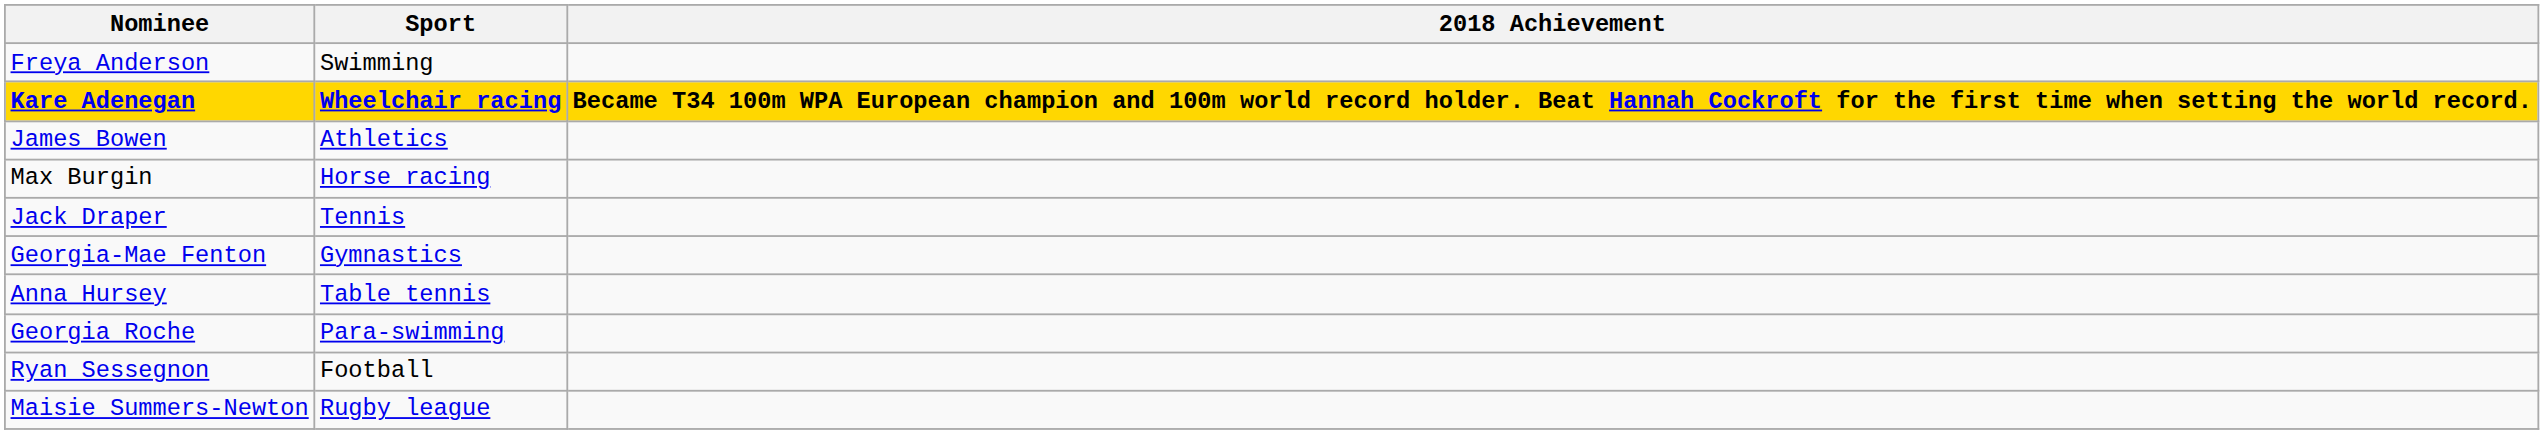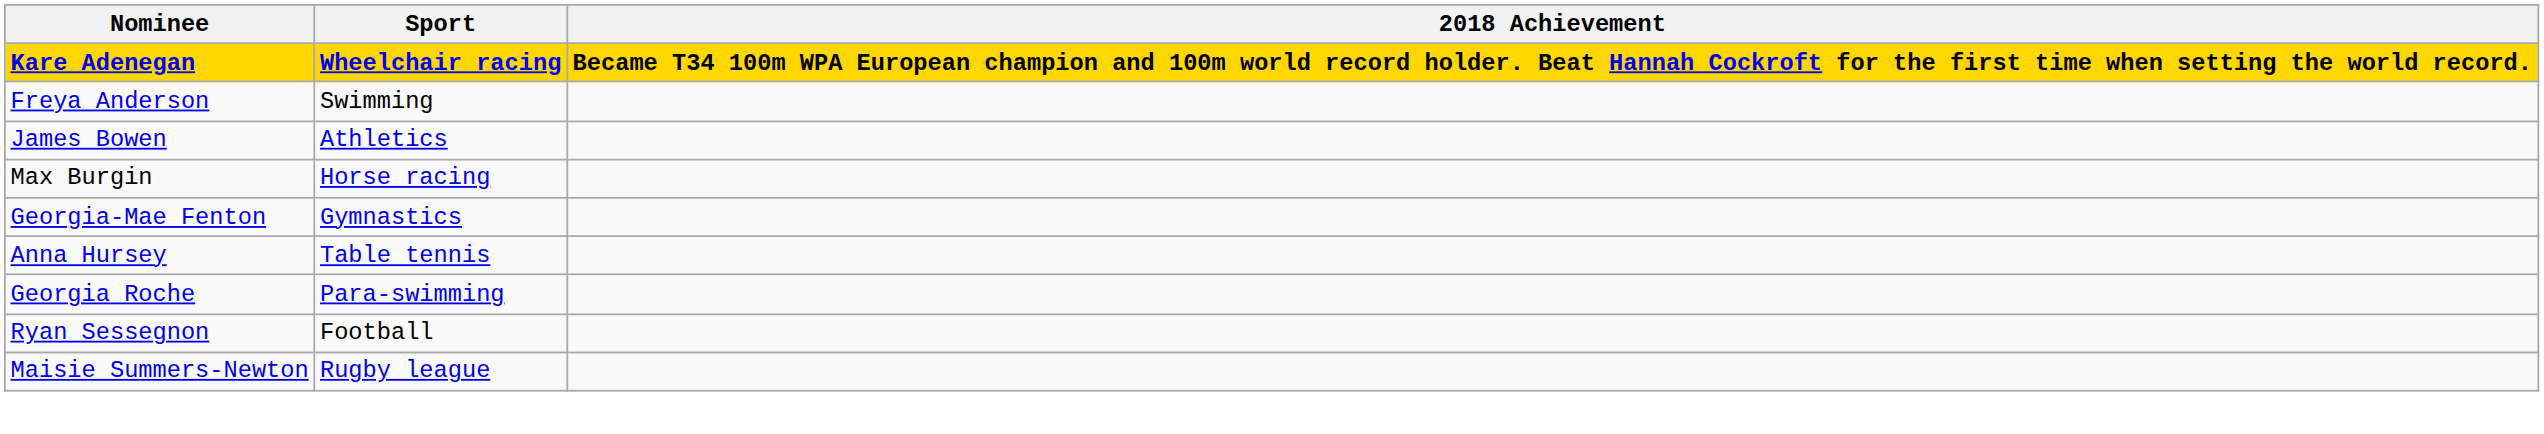rows swapped: (103, 101) <-> (110, 63)
- row: (89, 217)
